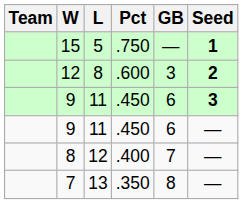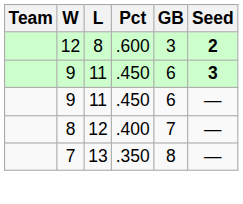- row: (71, 45)
